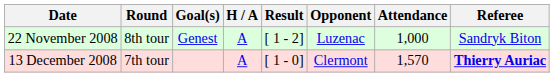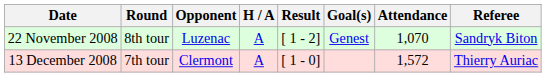columns swapped: (341, 15) <-> (198, 15)
(413, 38) 1,000 -> (413, 38) 1,070
(413, 60) 1,570 -> (413, 60) 1,572
(500, 60) bold -> (496, 60) normal
